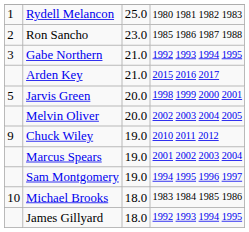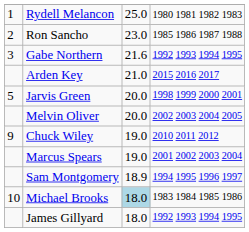(136, 55) 21.0 -> (136, 55) 21.6
(136, 177) 19.0 -> (136, 177) 18.9
(136, 197) no background -> (136, 197) lightblue background
